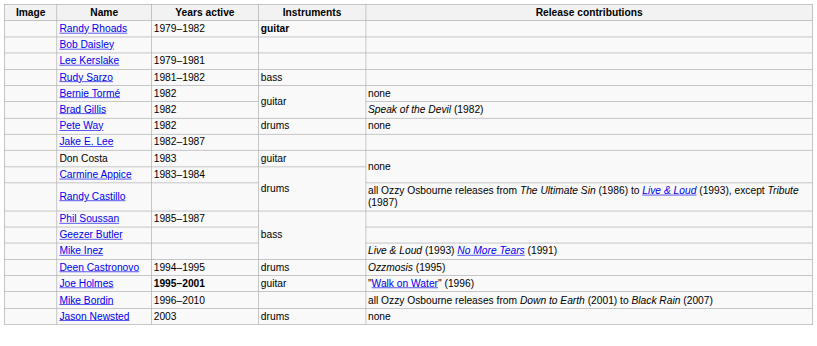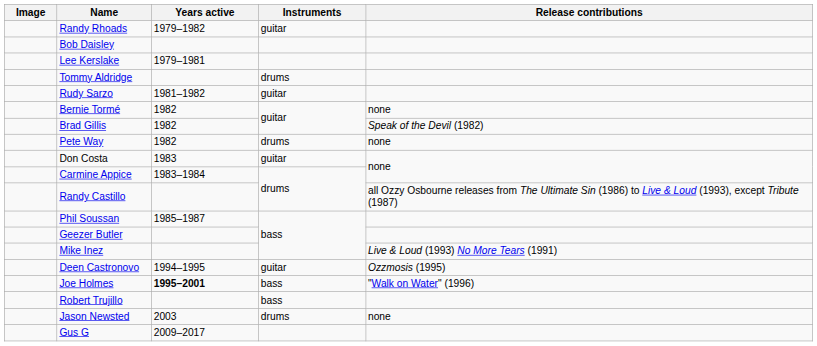(275, 28) bold -> (274, 28) normal
+ row: (96, 77)
(272, 77) bass -> (274, 93) guitar
- row: (86, 142)
(275, 267) drums -> (274, 267) guitar
(274, 283) guitar -> (272, 283) bass
+ row: (91, 300)
- row: (86, 300)
+ row: (74, 332)
